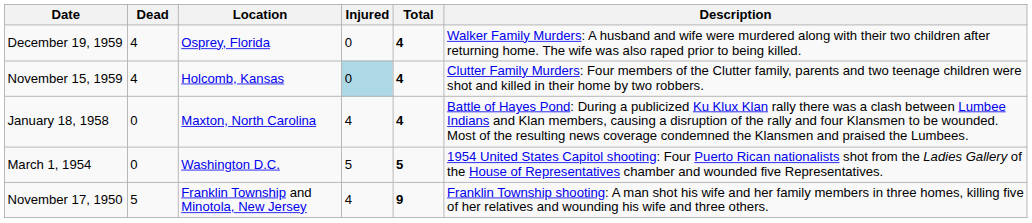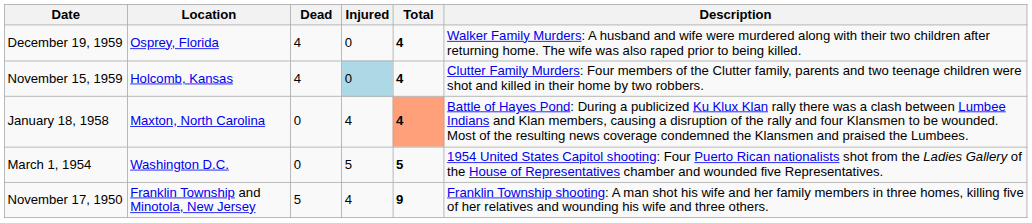columns swapped: (260, 14) <-> (153, 14)
(400, 121) no background -> (400, 121) lightsalmon background
